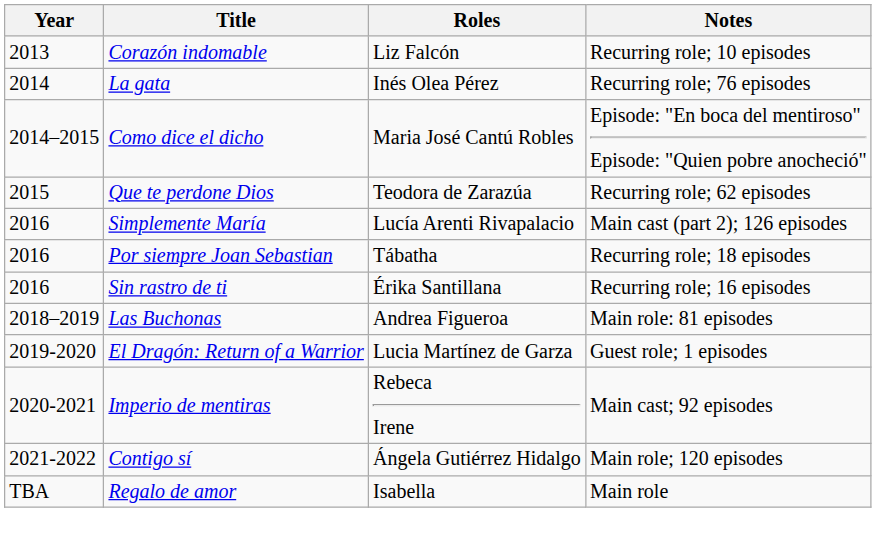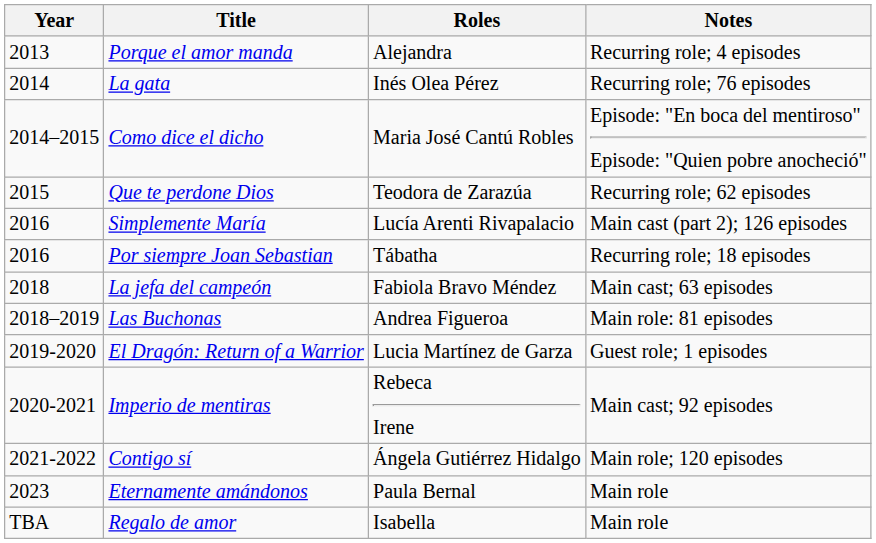+ row: (201, 52)
- row: (188, 52)
- row: (168, 287)
+ row: (190, 287)
+ row: (208, 490)
